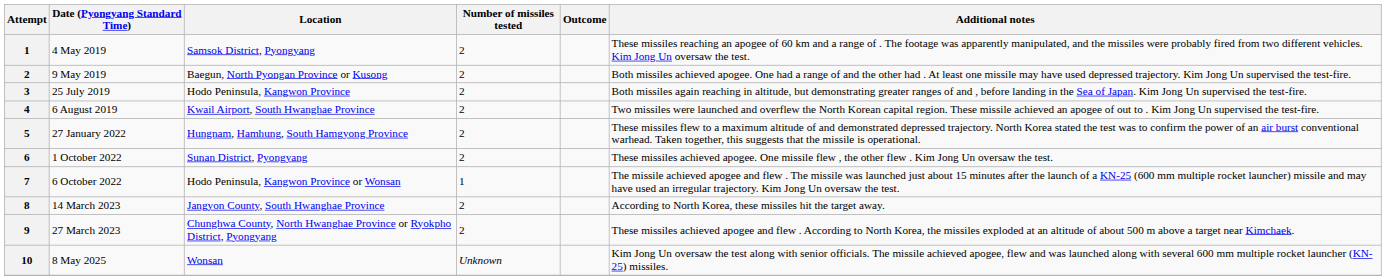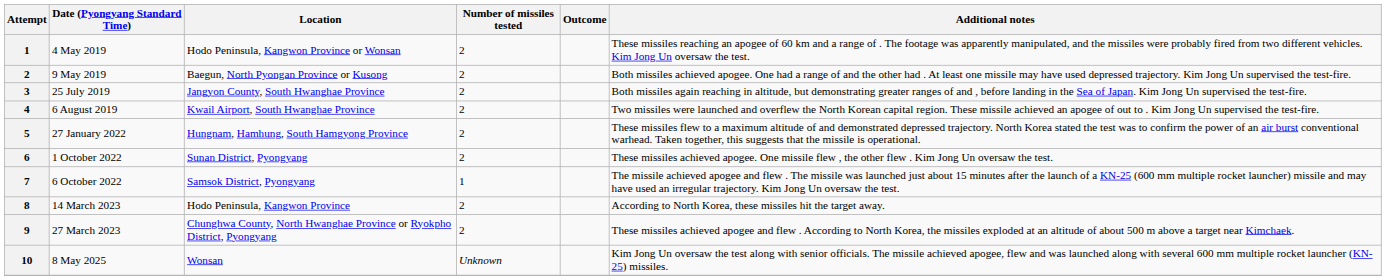(251, 50) Samsok District, Pyongyang -> (294, 50) Hodo Peninsula, Kangwon Province or Wonsan
(269, 91) Hodo Peninsula, Kangwon Province -> (286, 91) Jangyon County, South Hwanghae Province
(294, 181) Hodo Peninsula, Kangwon Province or Wonsan -> (251, 181) Samsok District, Pyongyang
(286, 205) Jangyon County, South Hwanghae Province -> (269, 205) Hodo Peninsula, Kangwon Province
